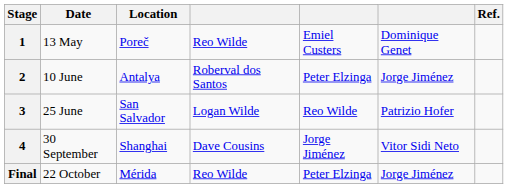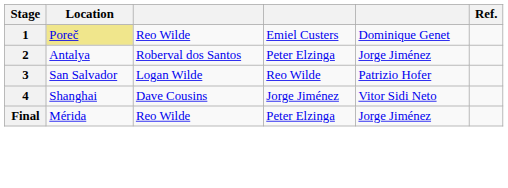- column: (78, 14)
(134, 42) no background -> (64, 34) khaki background
